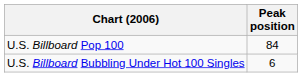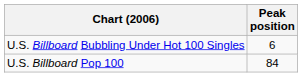rows swapped: (126, 63) <-> (65, 44)
